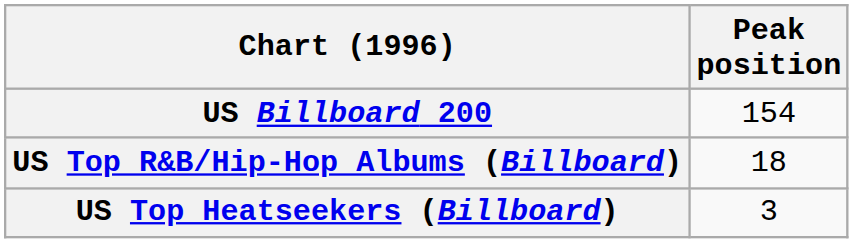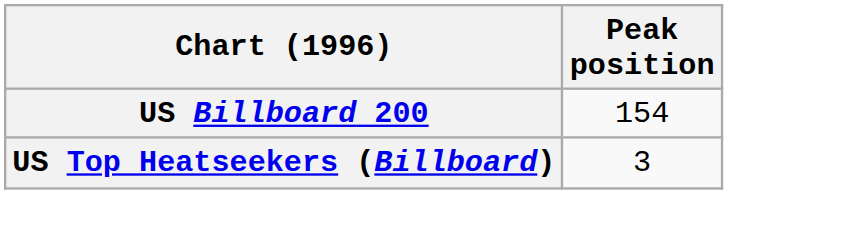- row: (347, 163)
